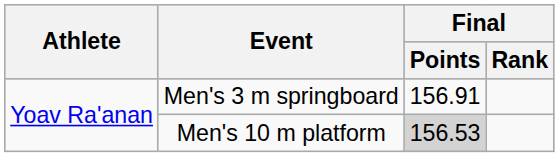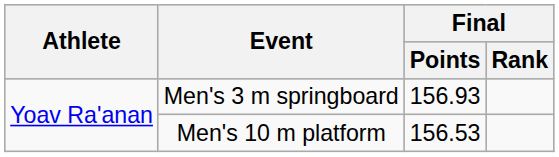(445, 97) 156.91 -> (445, 97) 156.93
(445, 133) lightgrey background -> (445, 133) no background
